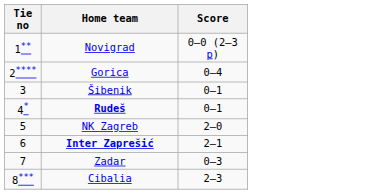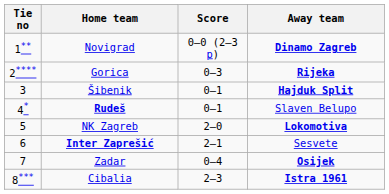+ column: (316, 19)
(213, 72) 0–4 -> (213, 72) 0–3
(213, 161) 0–3 -> (213, 161) 0–4
